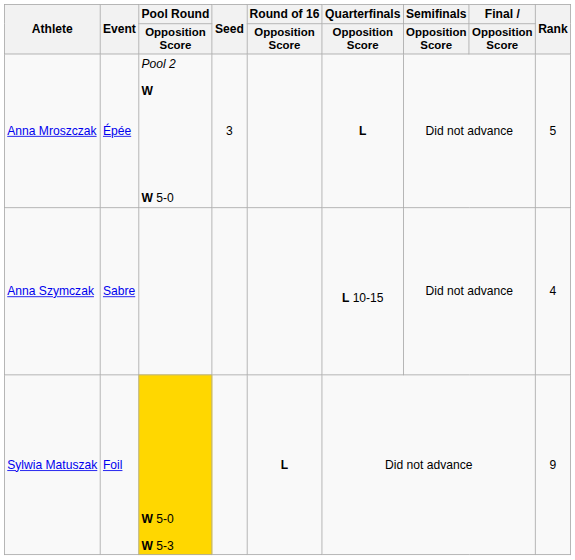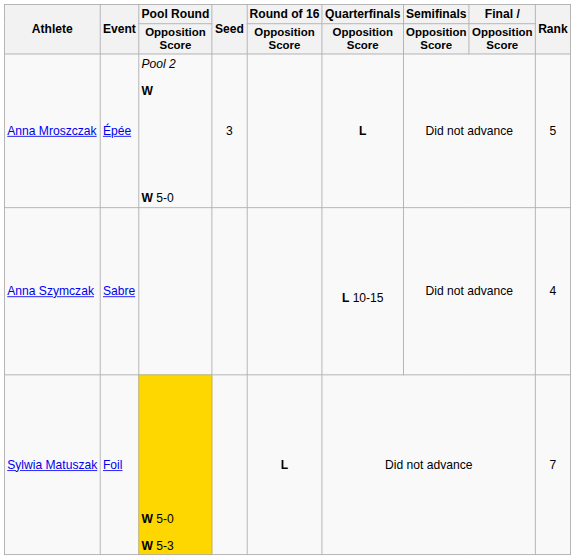(553, 465) 9 -> (553, 465) 7
